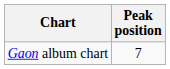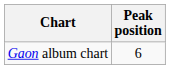(138, 53) 7 -> (138, 53) 6
